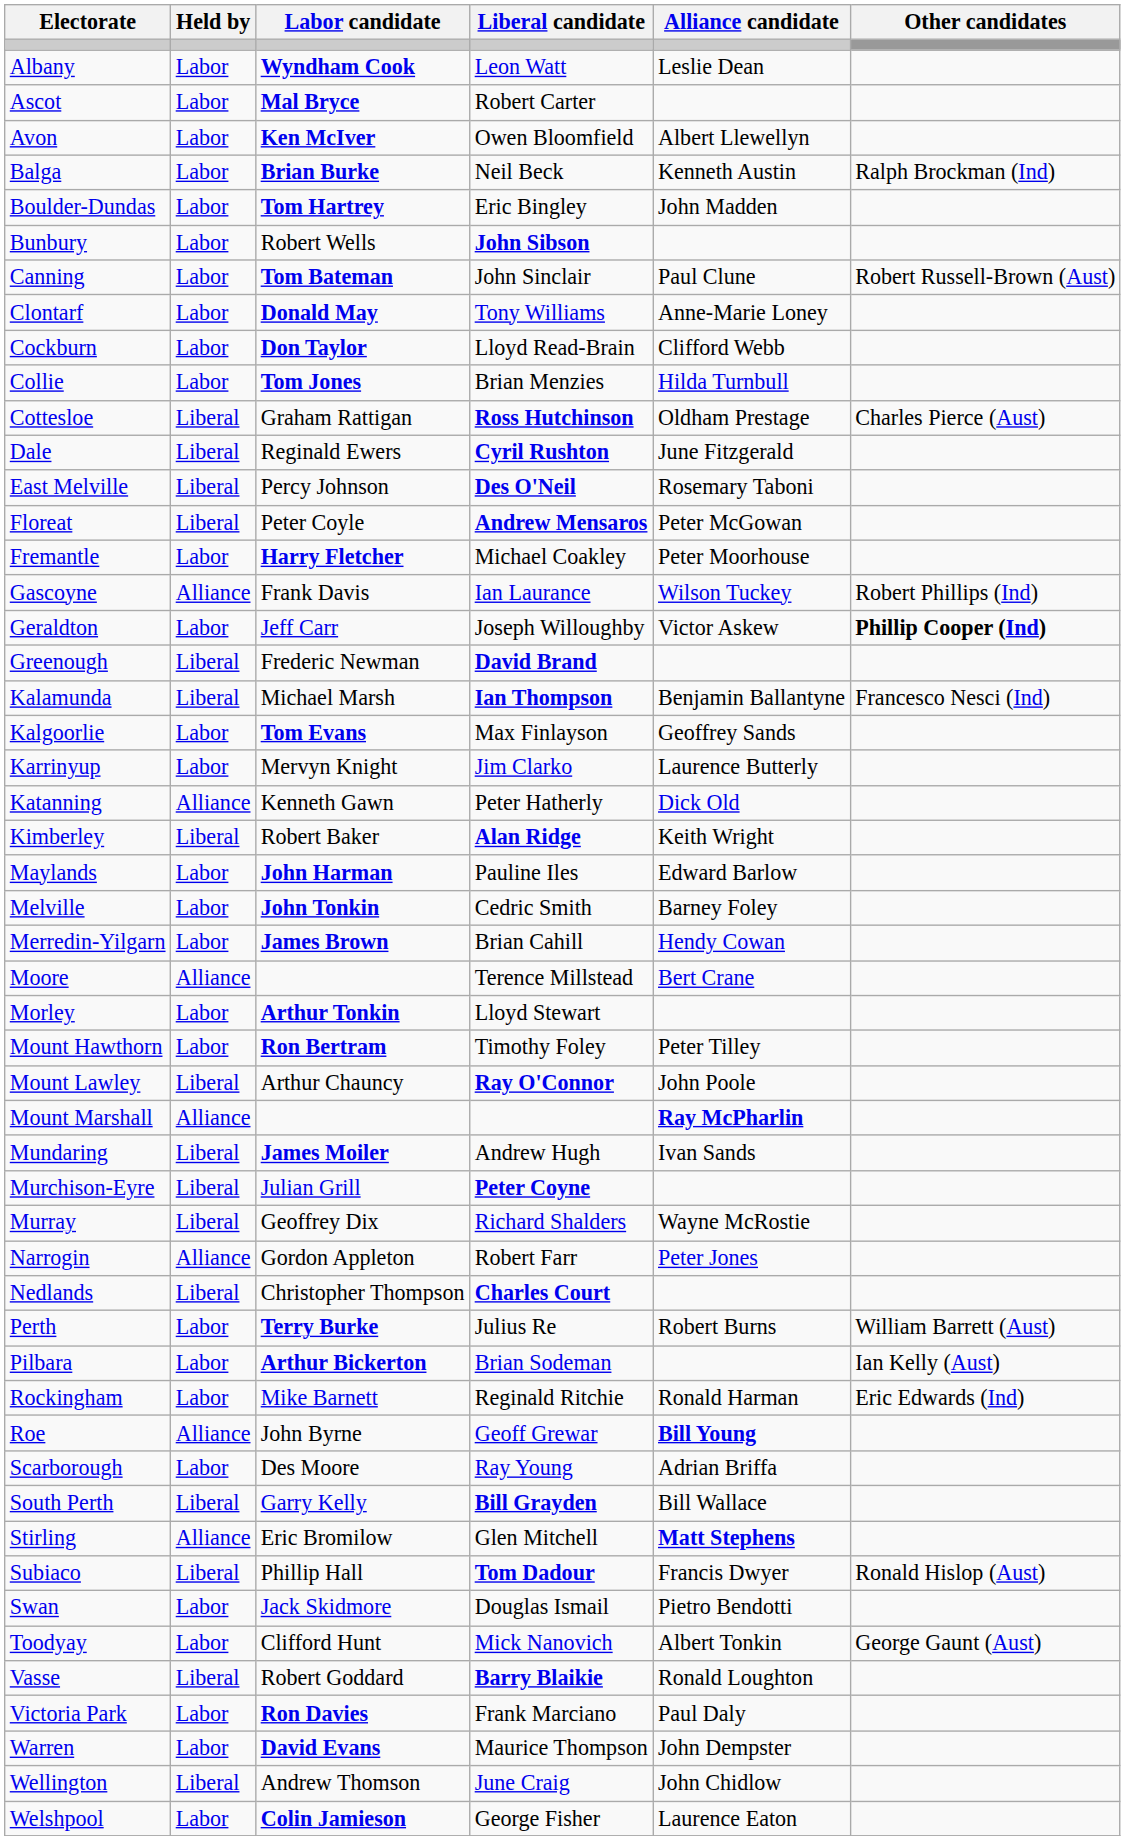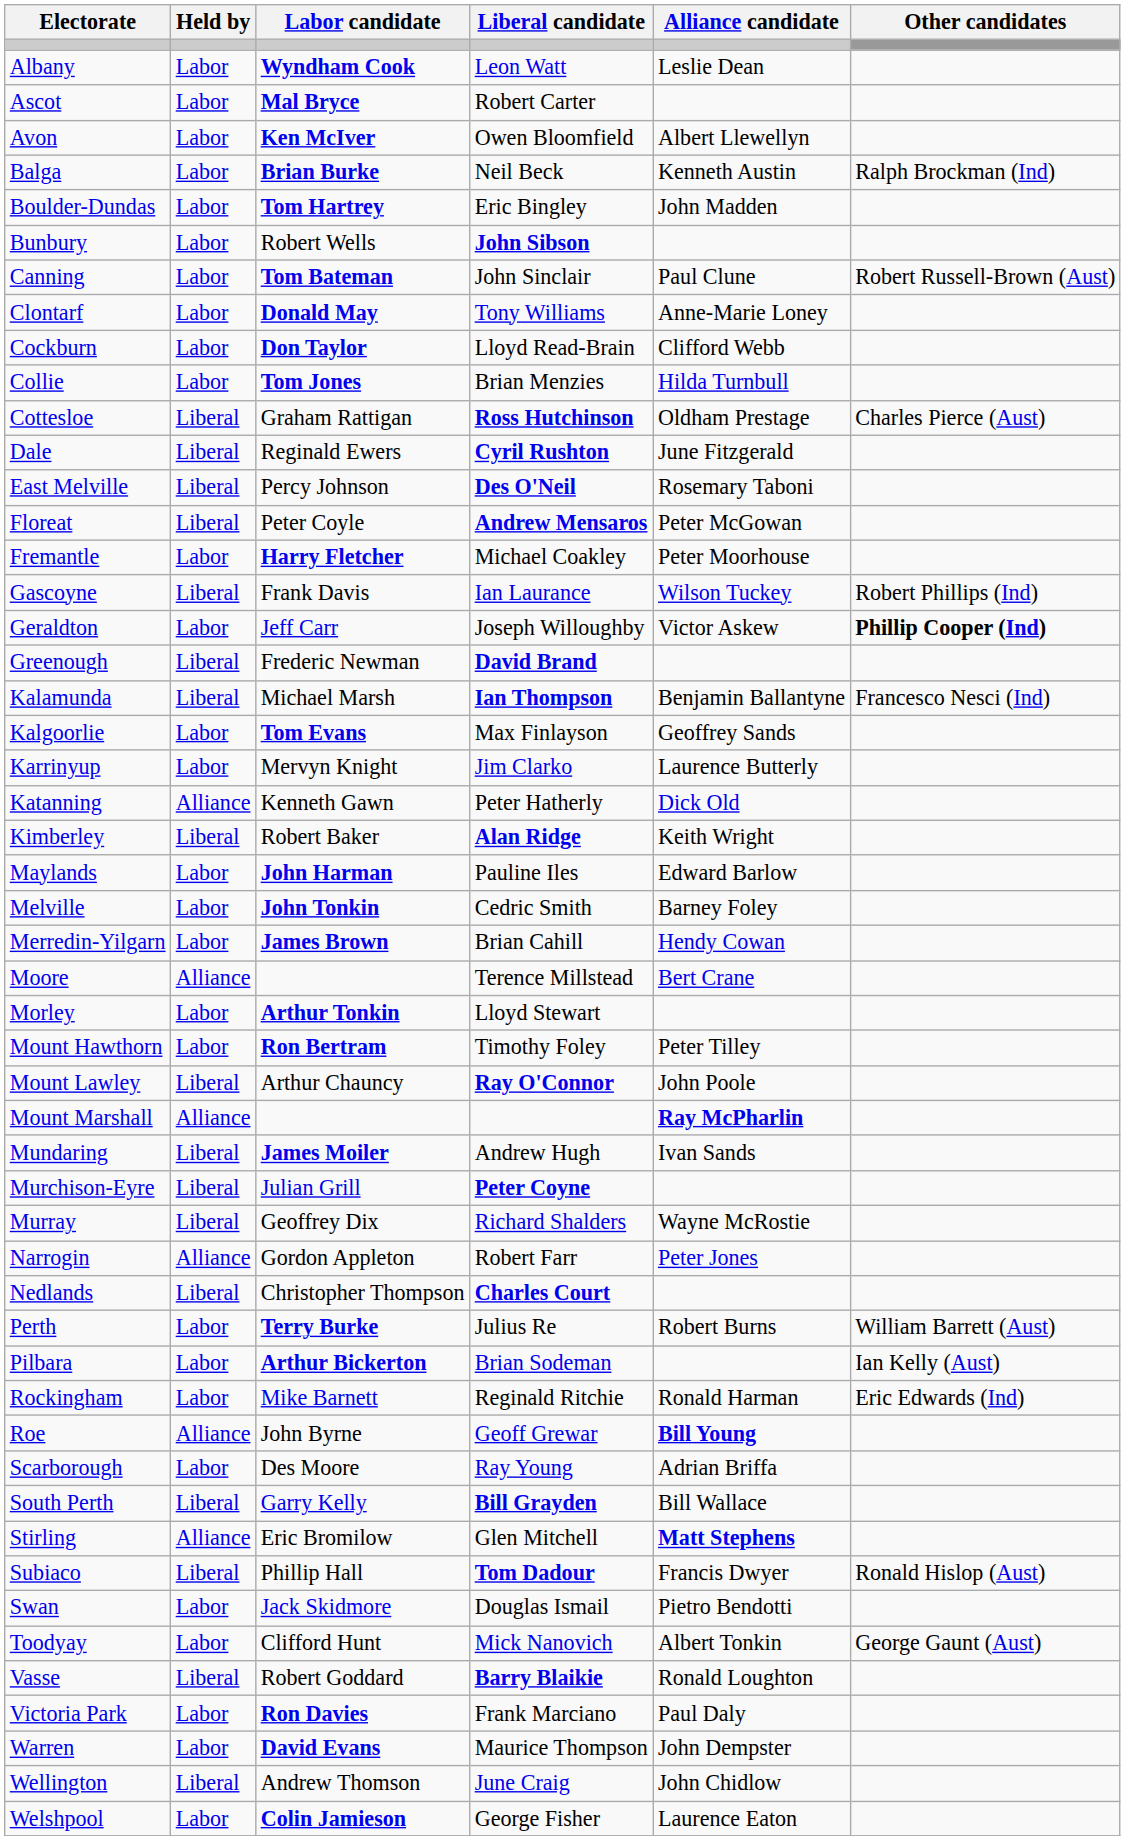(213, 592) Alliance -> (208, 592) Liberal
